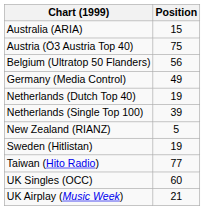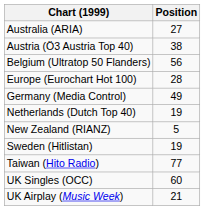(176, 29) 15 -> (176, 29) 27
(176, 46) 75 -> (176, 46) 38
+ row: (72, 79)
- row: (75, 113)
